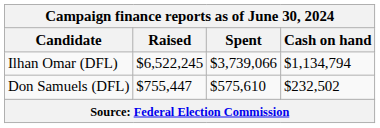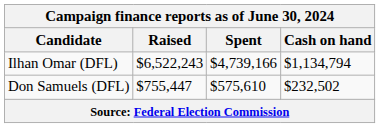(170, 63) $6,522,245 -> (170, 63) $6,522,243
(244, 63) $3,739,066 -> (244, 63) $4,739,166
